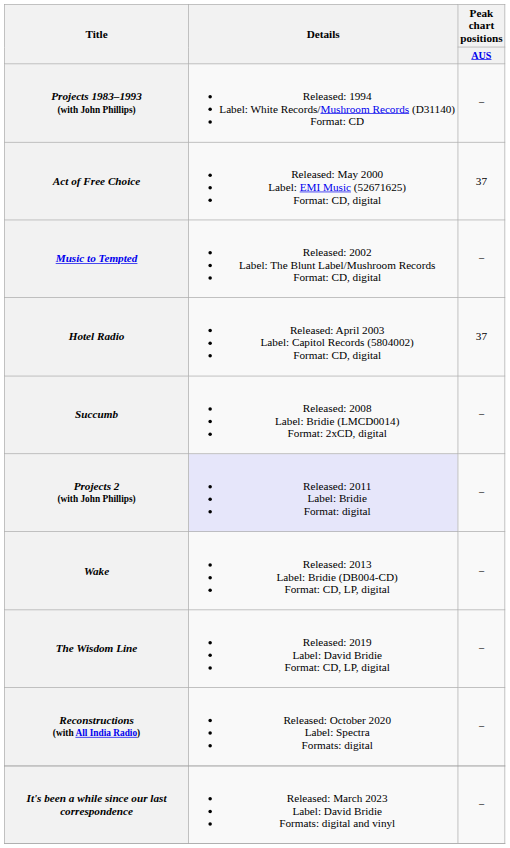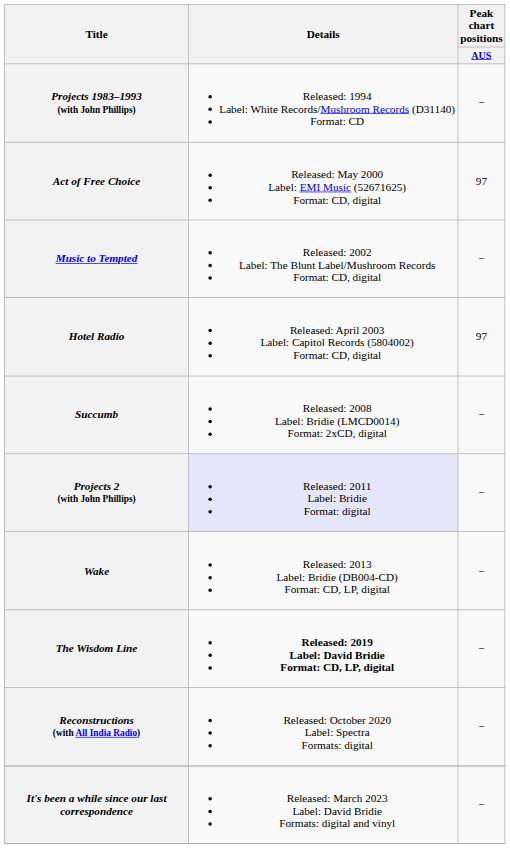(481, 181) 37 -> (481, 181) 97
(481, 336) 37 -> (481, 336) 97
(323, 655) normal -> (323, 655) bold
